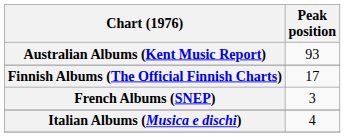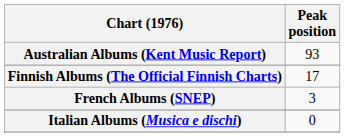(312, 120) 4 -> (312, 120) 0
